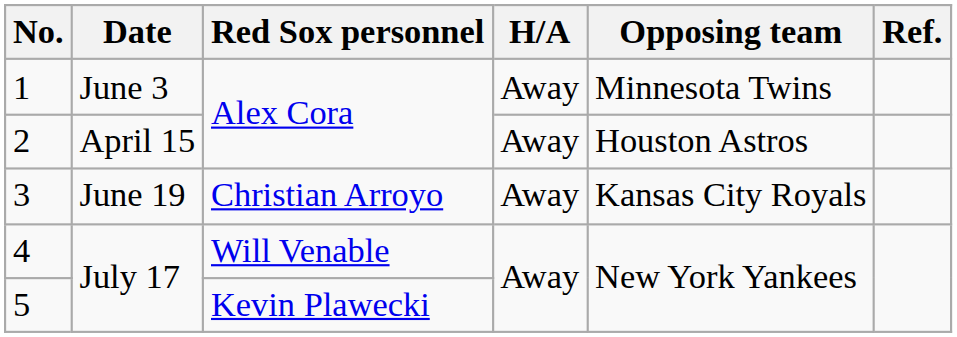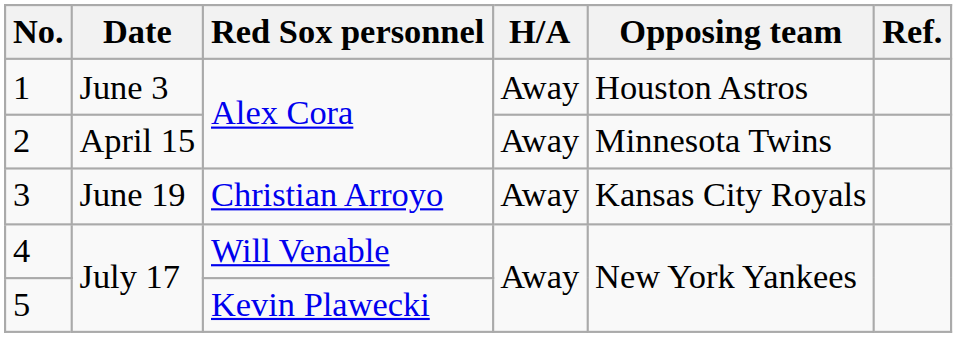(713, 86) Minnesota Twins -> (702, 86) Houston Astros
(702, 140) Houston Astros -> (713, 140) Minnesota Twins
